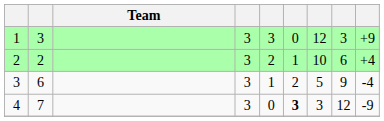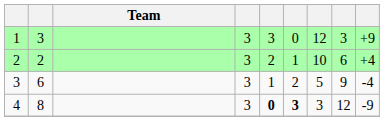(41, 104) 7 -> (41, 104) 8
(271, 104) normal -> (271, 104) bold
